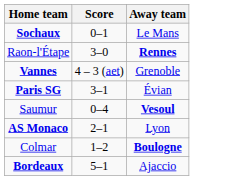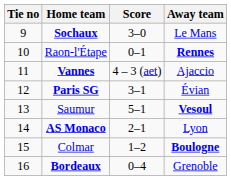+ column: (23, 14)
(99, 33) 0–1 -> (137, 33) 3–0
(99, 52) 3–0 -> (137, 52) 0–1
(158, 71) Grenoble -> (195, 71) Ajaccio
(99, 109) 0–4 -> (137, 109) 5–1
(99, 166) 5–1 -> (137, 166) 0–4
(158, 166) Ajaccio -> (195, 166) Grenoble
